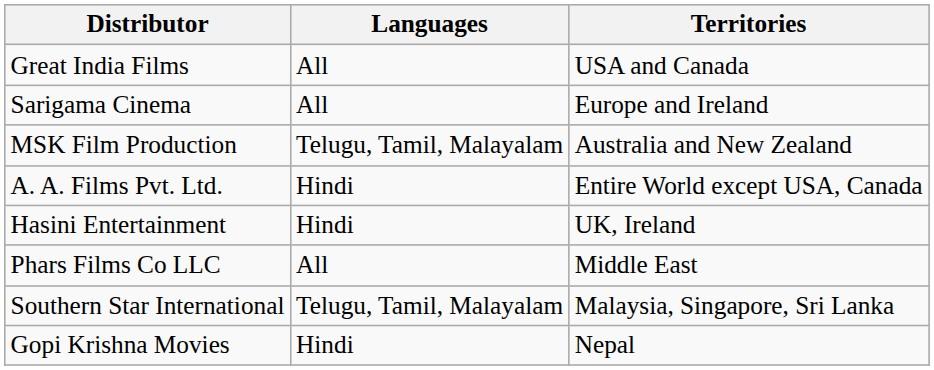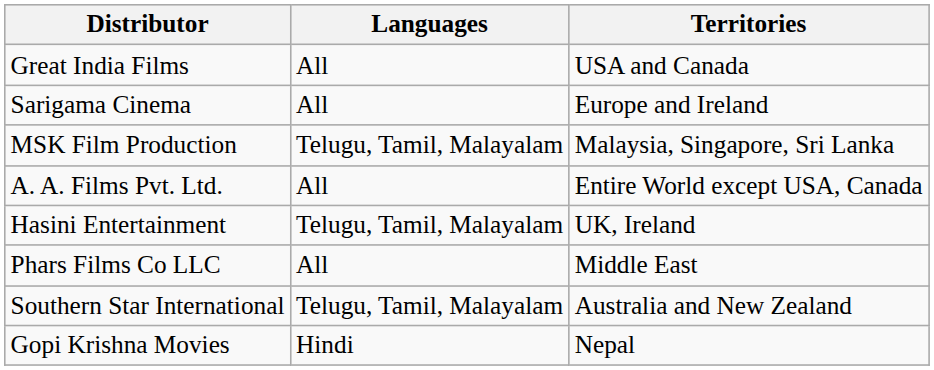(713, 144) Australia and New Zealand -> (734, 144) Malaysia, Singapore, Sri Lanka
(325, 184) Hindi -> (312, 184) All
(325, 225) Hindi -> (430, 225) Telugu, Tamil, Malayalam
(734, 305) Malaysia, Singapore, Sri Lanka -> (713, 305) Australia and New Zealand
